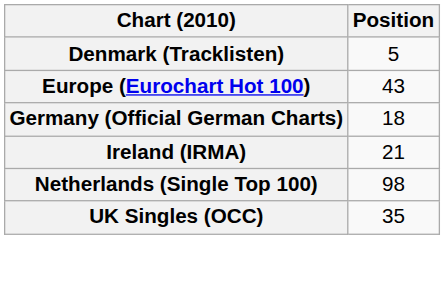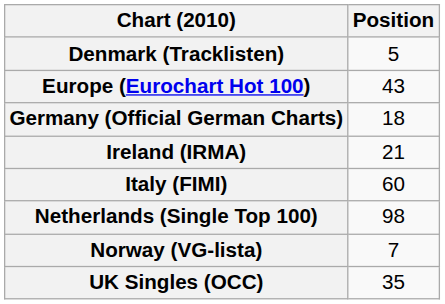+ row: (176, 184)
+ row: (176, 250)
